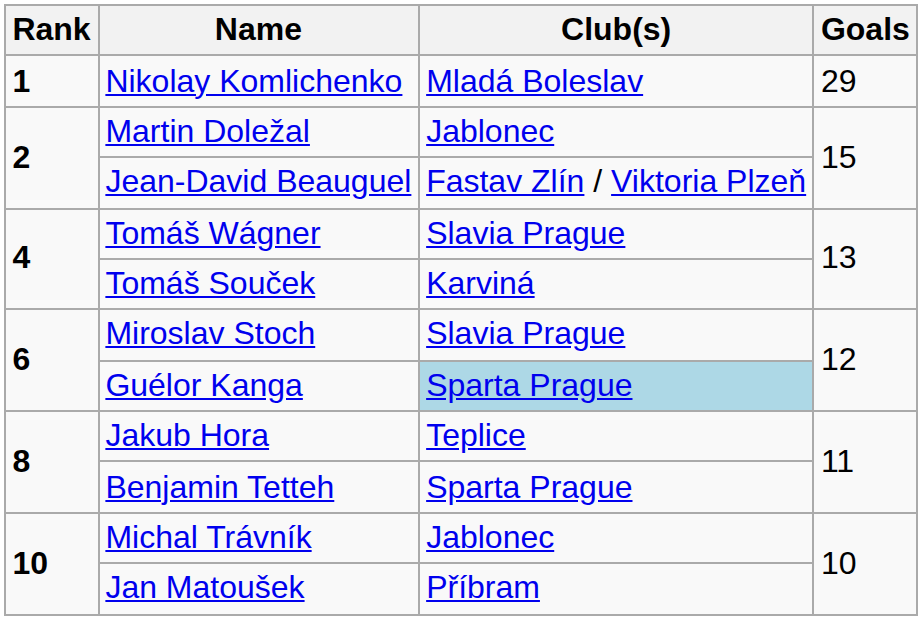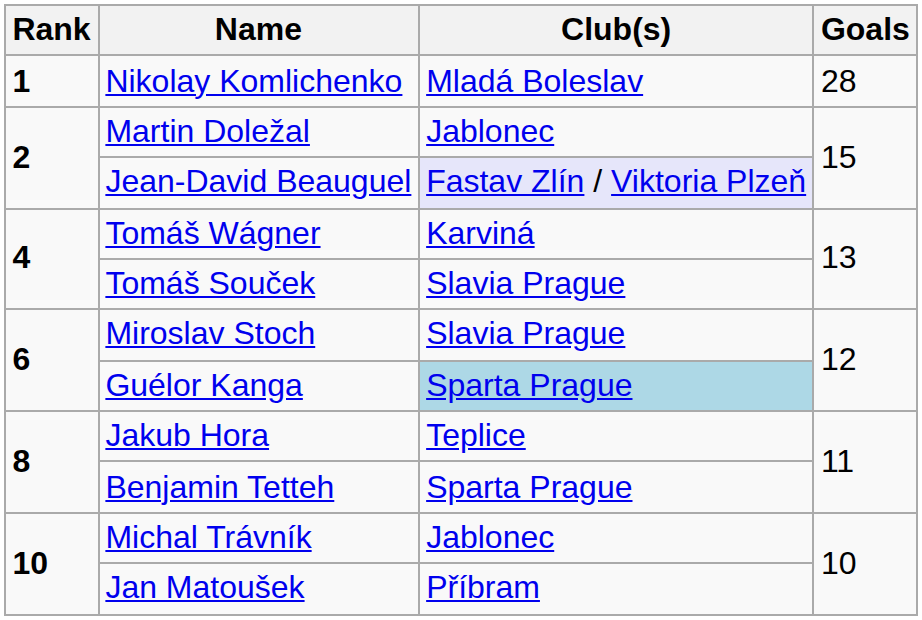(839, 80) 29 -> (839, 80) 28
(616, 182) no background -> (616, 182) lavender background
(526, 232) Slavia Prague -> (480, 232) Karviná
(480, 283) Karviná -> (526, 283) Slavia Prague
